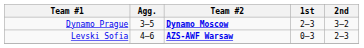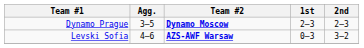(342, 24) 3–2 -> (342, 24) 2–3
(342, 37) 2–3 -> (342, 37) 3–2
